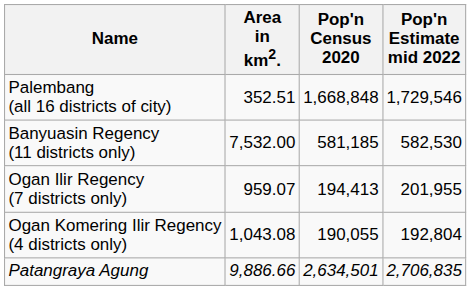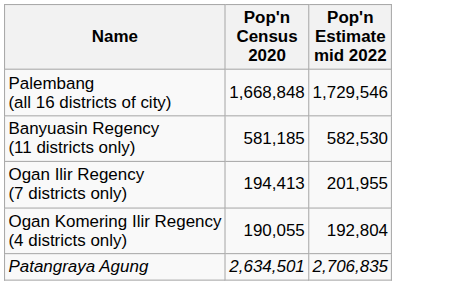- column: (262, 39)
